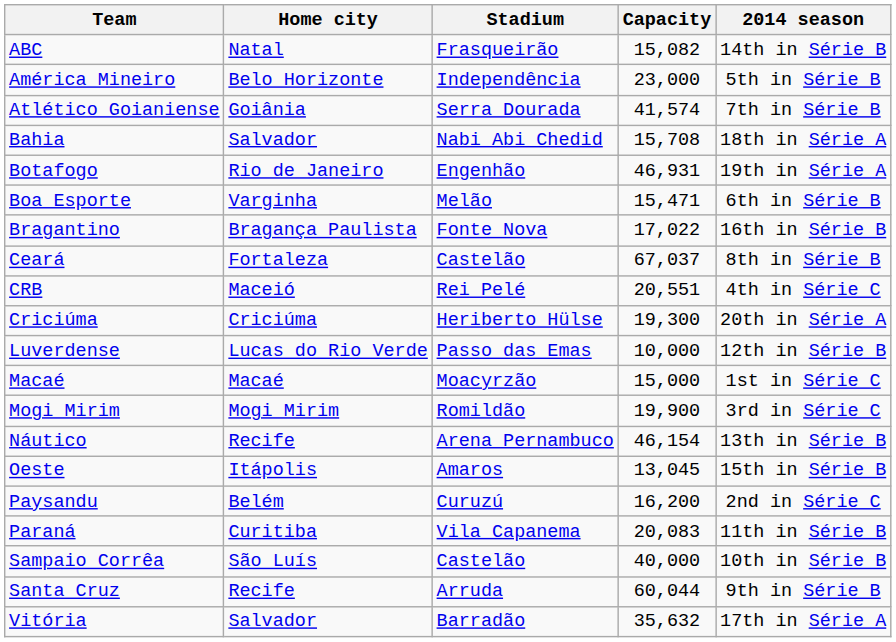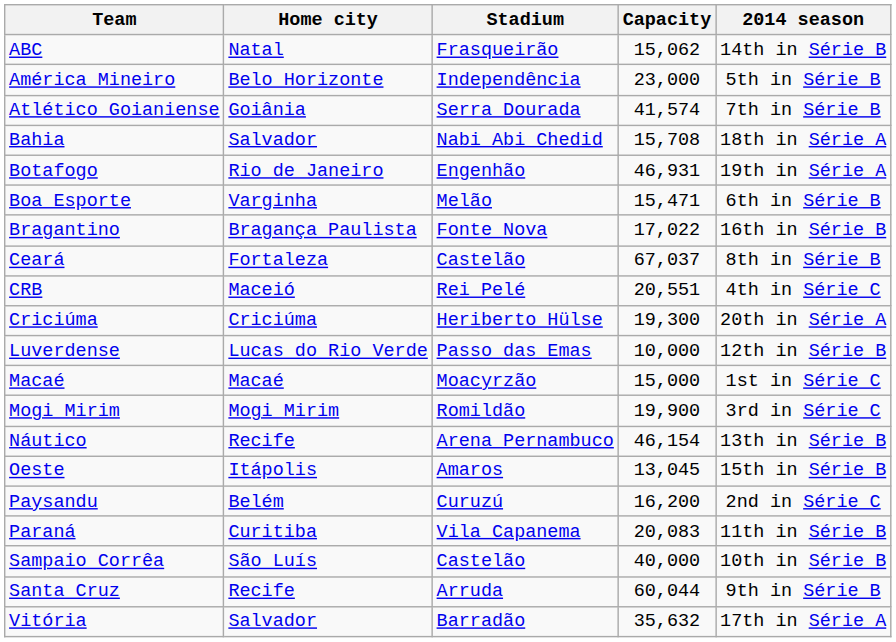(667, 50) 15,082 -> (667, 50) 15,062
